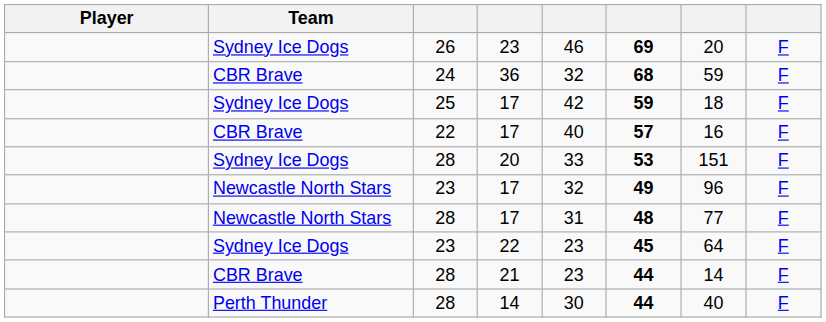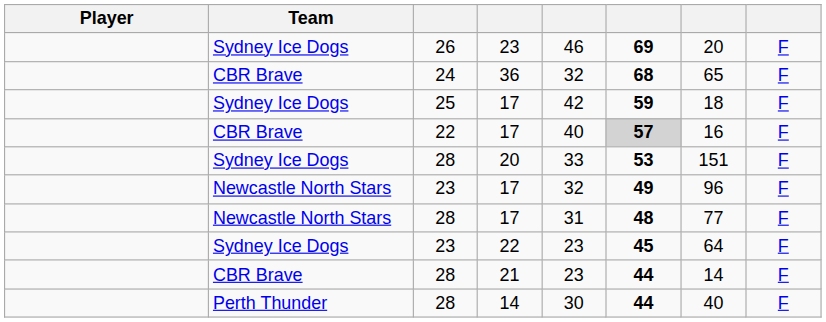(713, 75) 59 -> (713, 75) 65
(644, 132) no background -> (644, 132) lightgrey background
